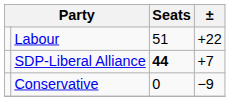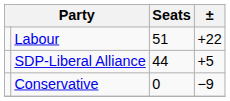(160, 61) bold -> (160, 61) normal
(206, 61) +7 -> (206, 61) +5
